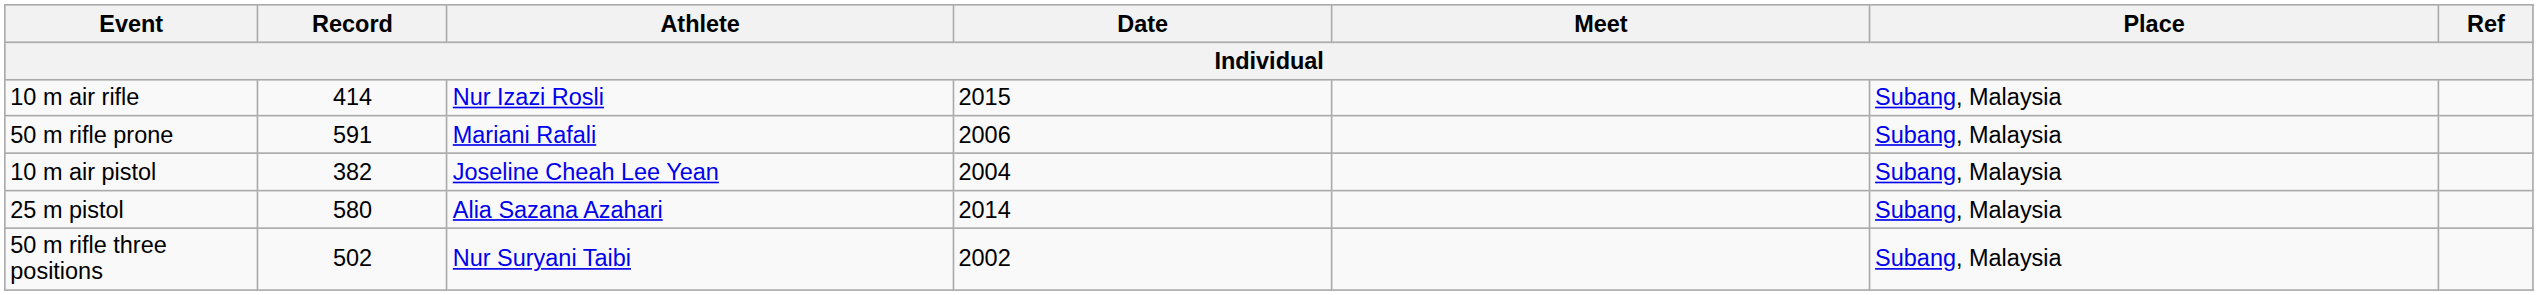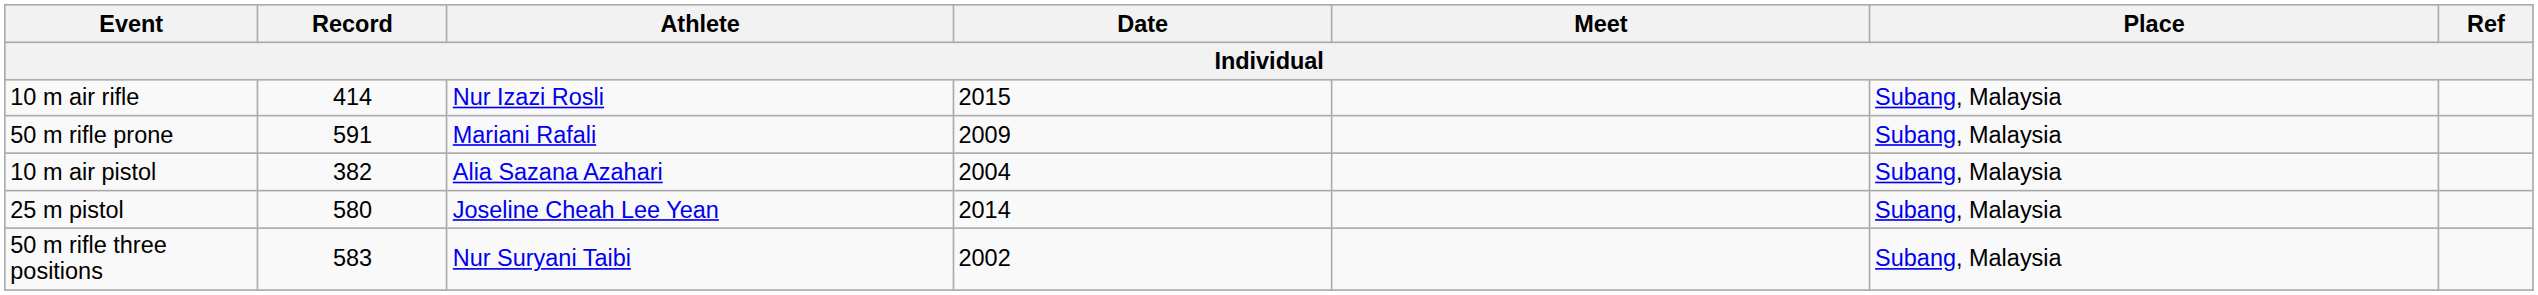(985, 135) 2006 -> (985, 135) 2009
(586, 172) Joseline Cheah Lee Yean -> (558, 172) Alia Sazana Azahari
(558, 209) Alia Sazana Azahari -> (586, 209) Joseline Cheah Lee Yean
(352, 259) 502 -> (352, 259) 583
